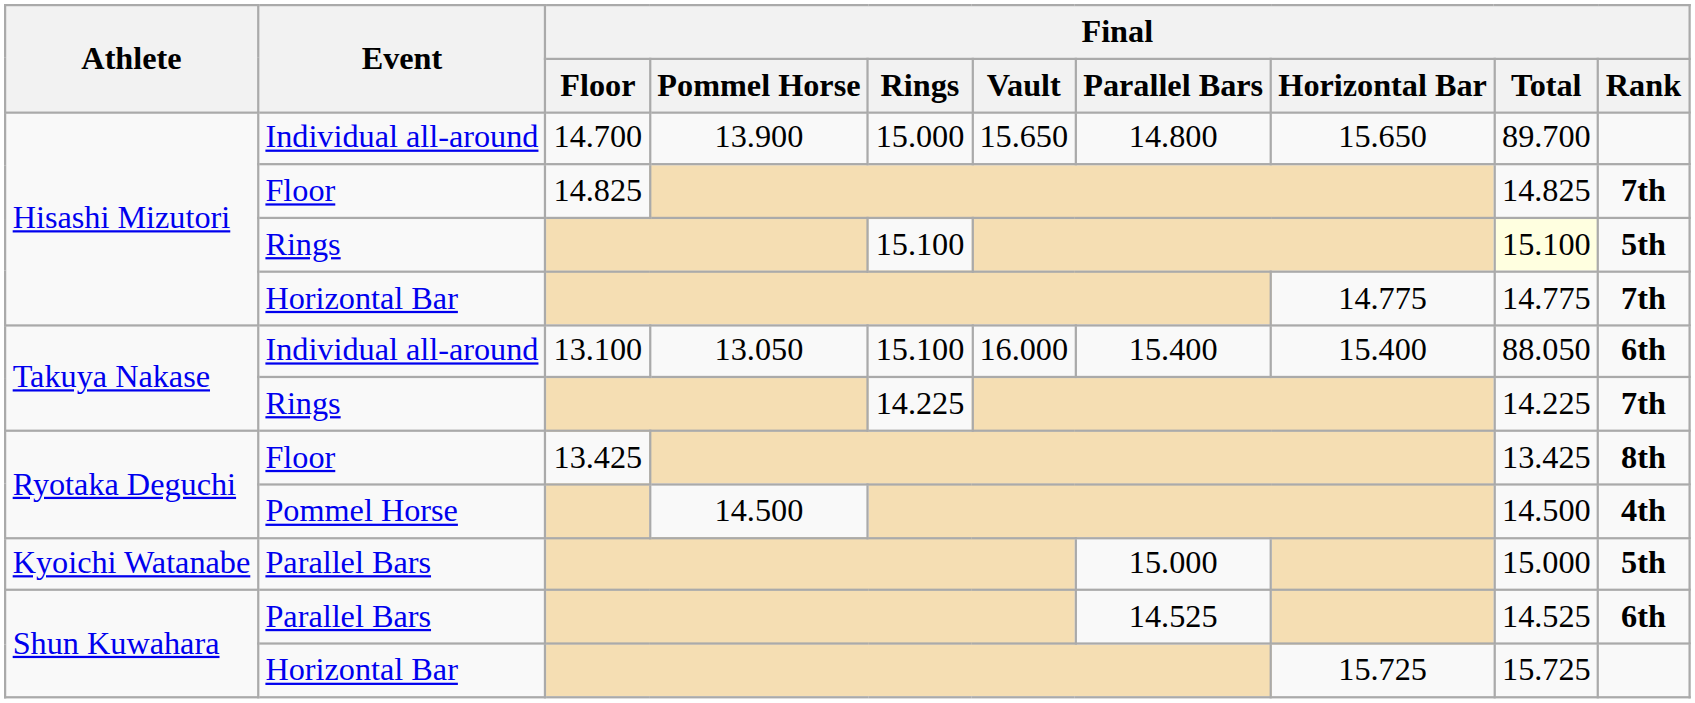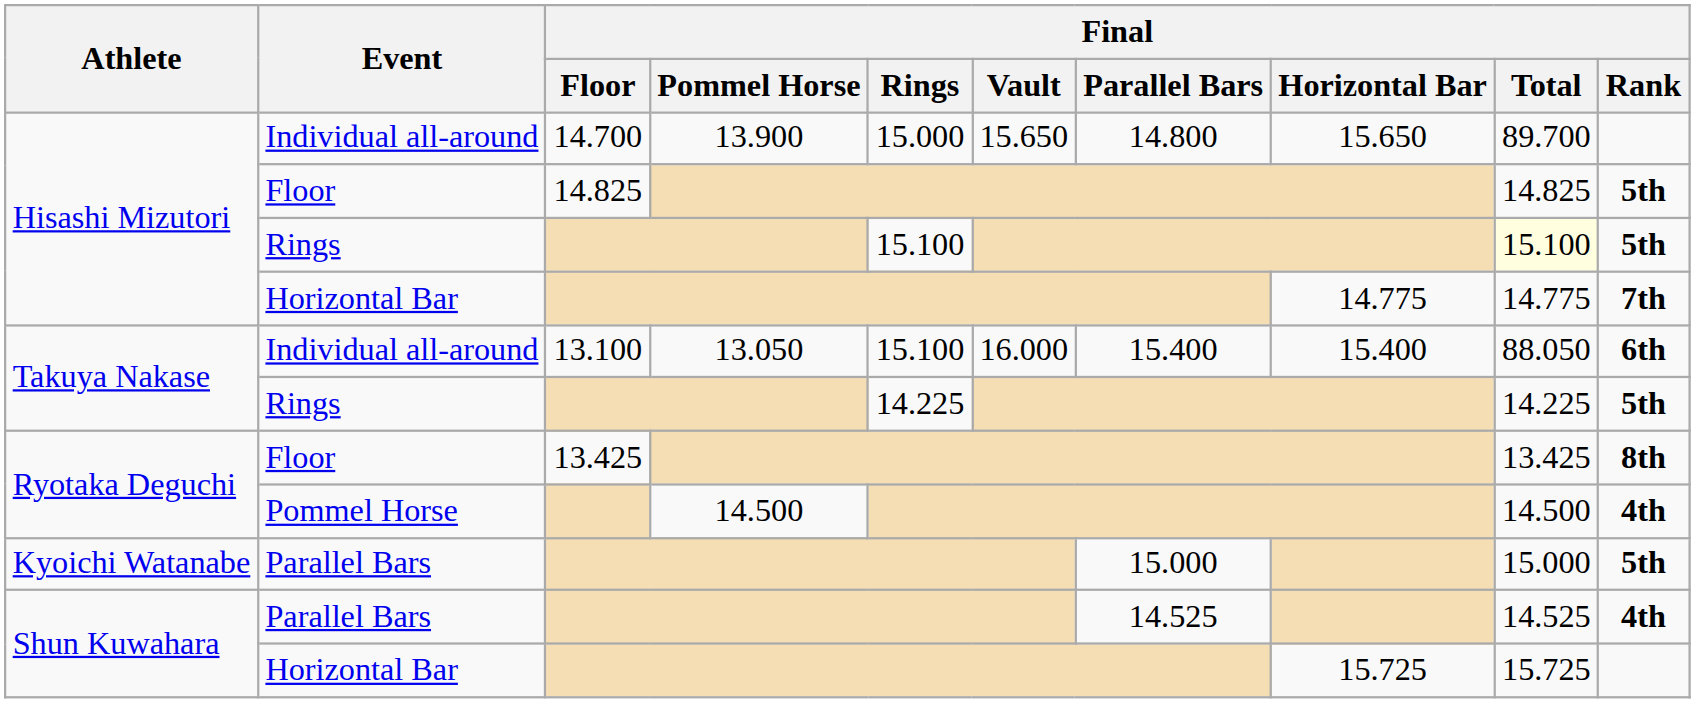(1643, 191) 7th -> (1643, 191) 5th
(1643, 403) 7th -> (1643, 403) 5th
(1643, 616) 6th -> (1643, 616) 4th
